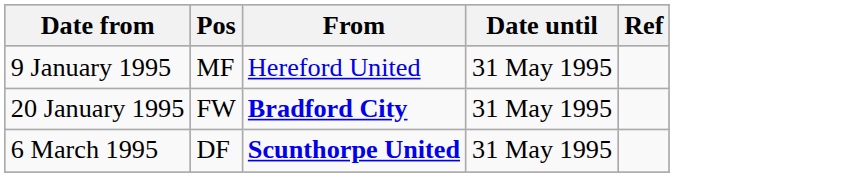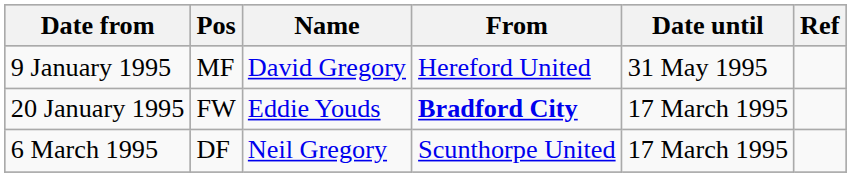+ column: (327, 25)
(542, 108) 31 May 1995 -> (708, 108) 17 March 1995
(354, 150) bold -> (517, 150) normal
(542, 150) 31 May 1995 -> (708, 150) 17 March 1995
